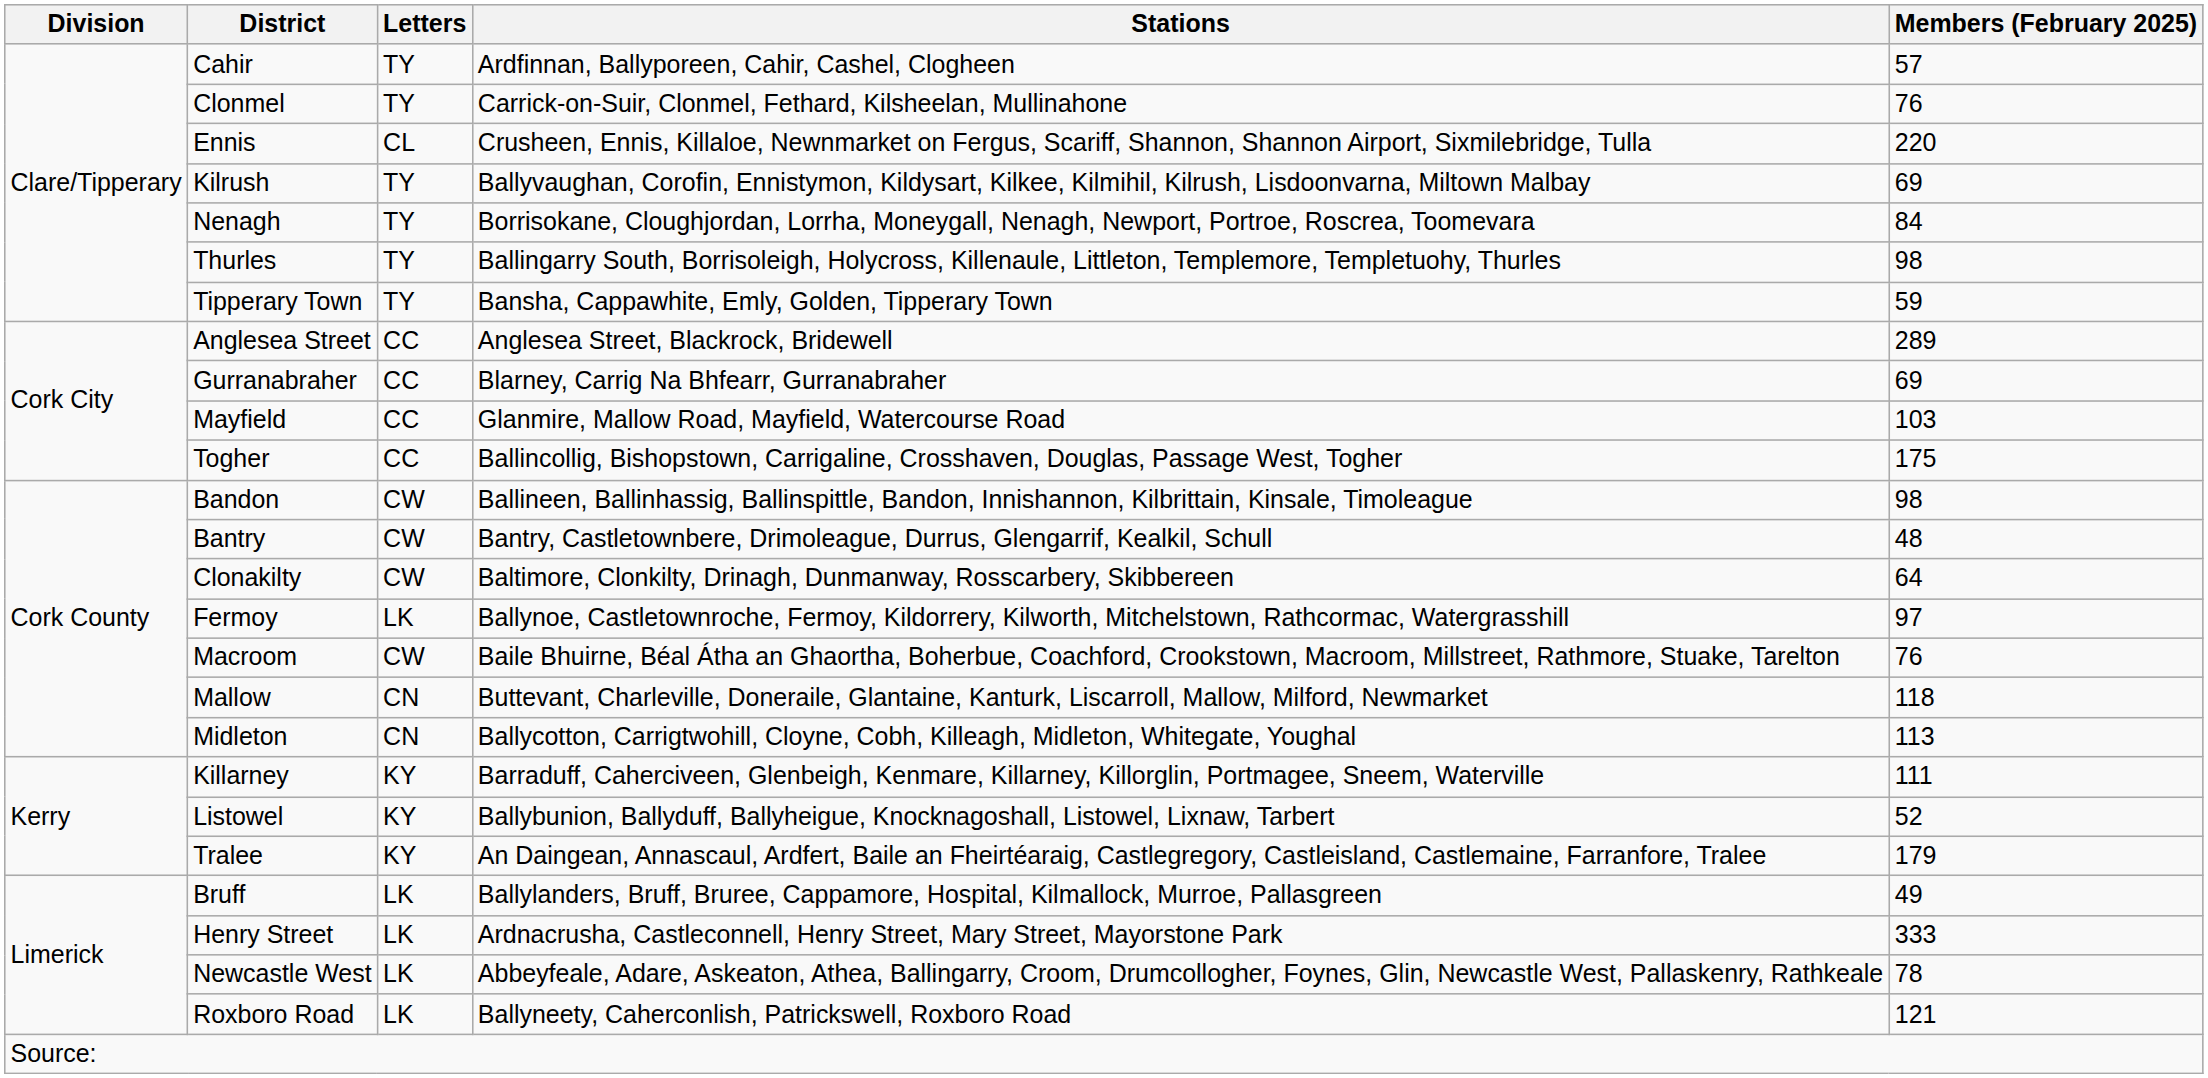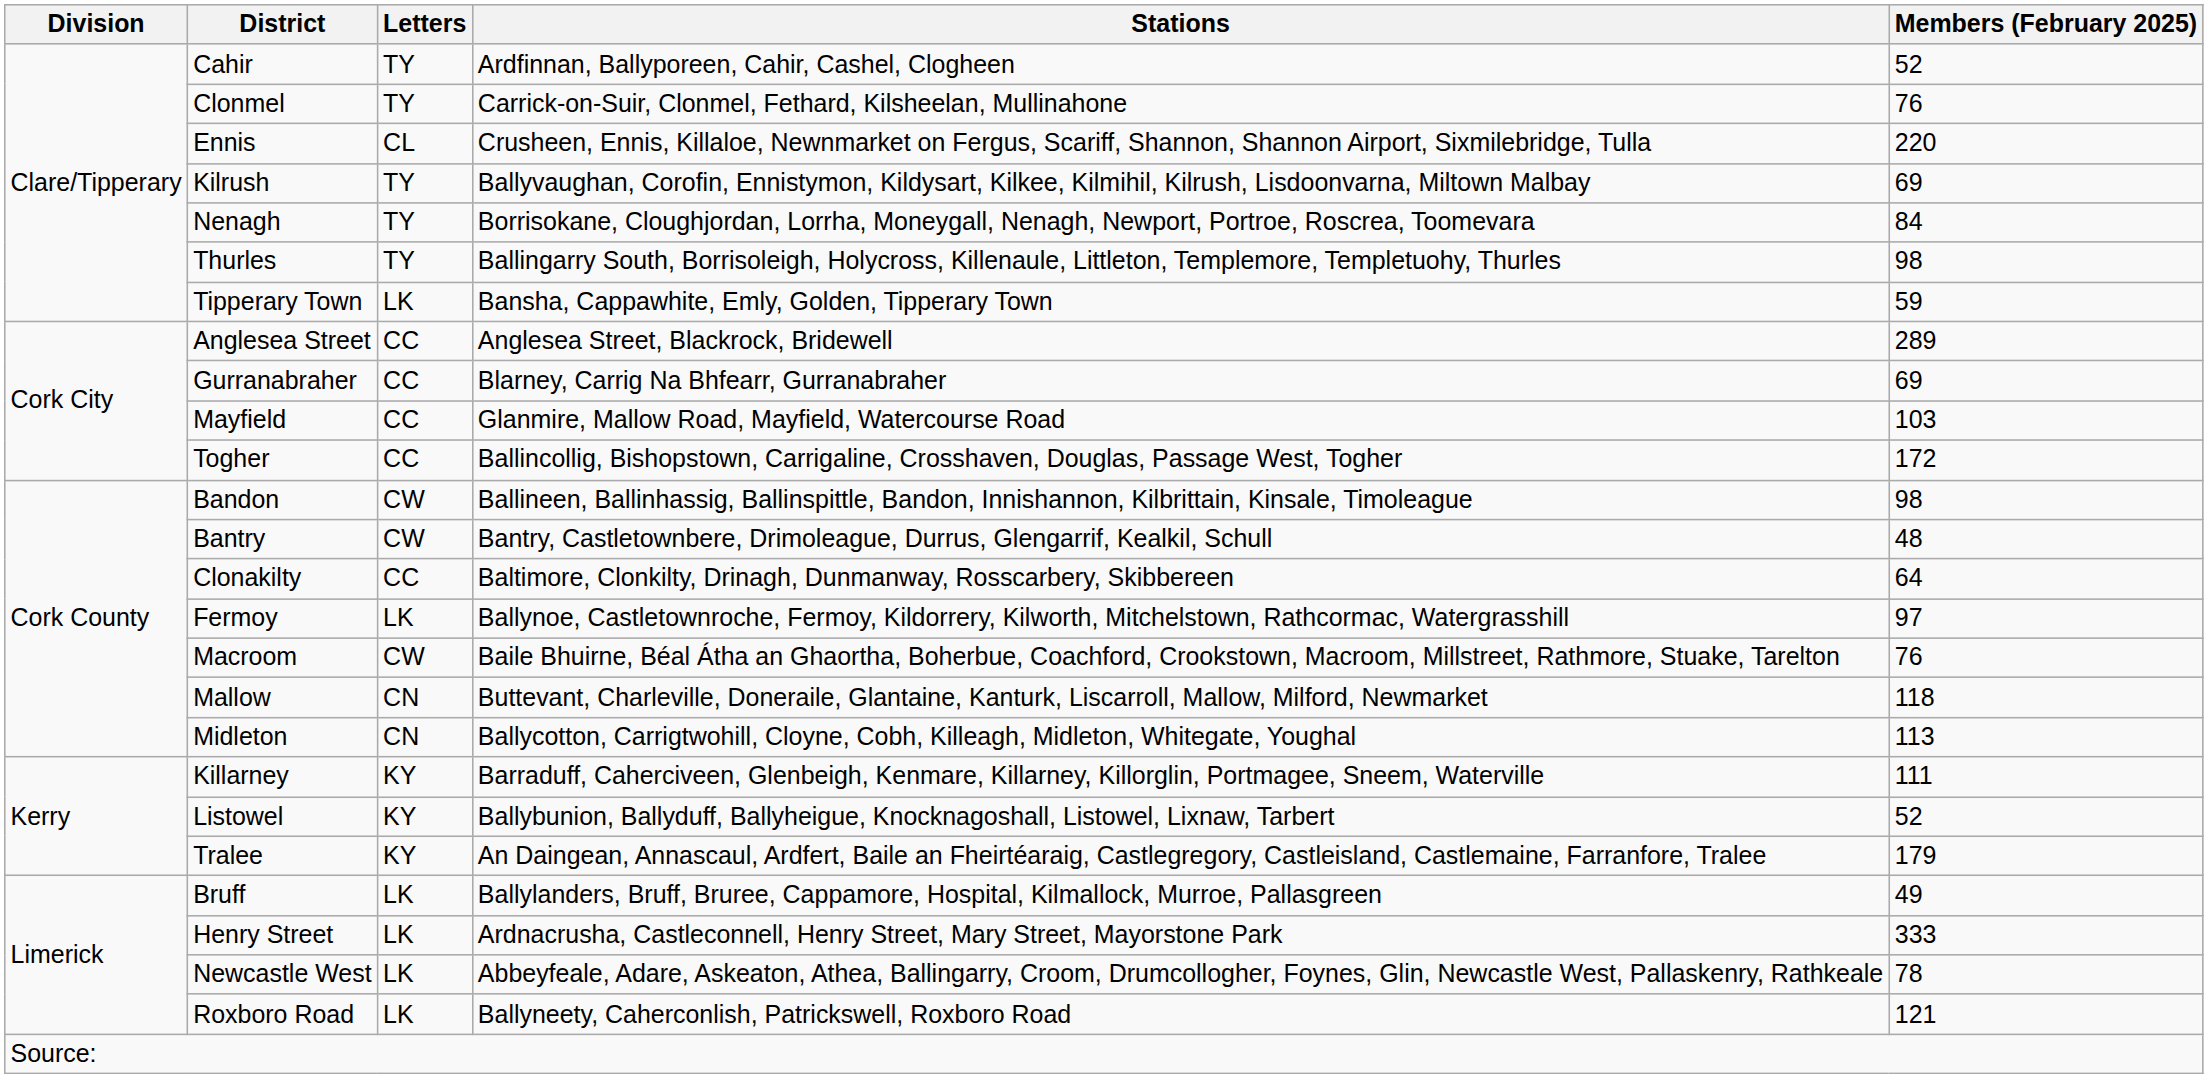(1909, 63) 57 -> (1909, 63) 52
(399, 301) TY -> (398, 301) LK
(1916, 459) 175 -> (1916, 459) 172
(404, 578) CW -> (401, 578) CC
